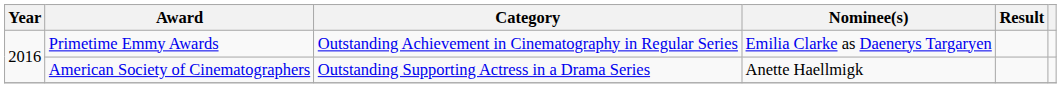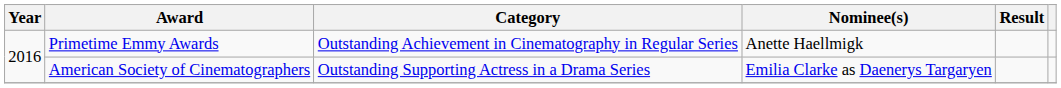(869, 43) Emilia Clarke as Daenerys Targaryen -> (804, 43) Anette Haellmigk
(804, 69) Anette Haellmigk -> (869, 69) Emilia Clarke as Daenerys Targaryen
